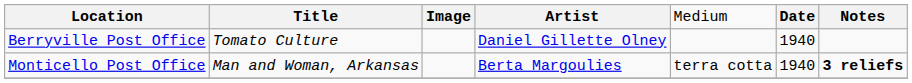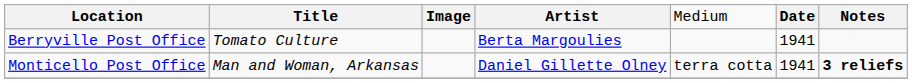(572, 41) Daniel Gillette Olney -> (550, 41) Berta Margoulies
(797, 41) 1940 -> (797, 41) 1941
(550, 65) Berta Margoulies -> (572, 65) Daniel Gillette Olney
(797, 65) 1940 -> (797, 65) 1941
